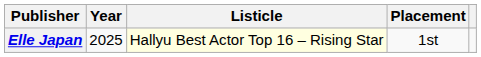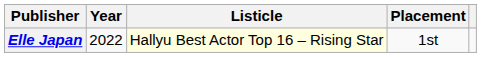(106, 40) 2025 -> (106, 40) 2022
